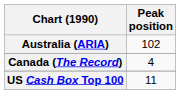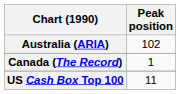(151, 62) 4 -> (151, 62) 1
